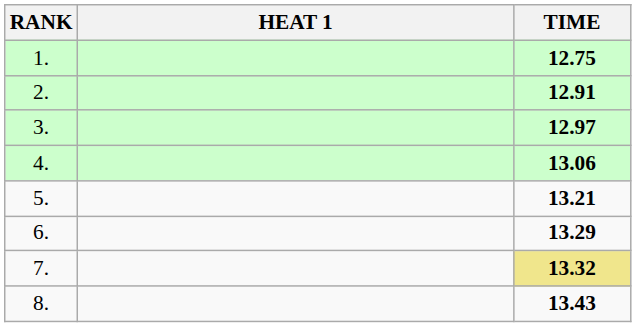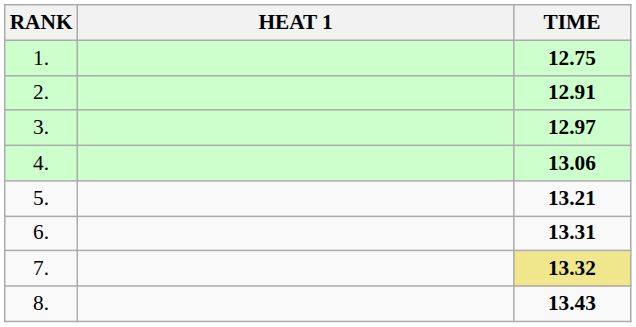(572, 233) 13.29 -> (572, 233) 13.31
